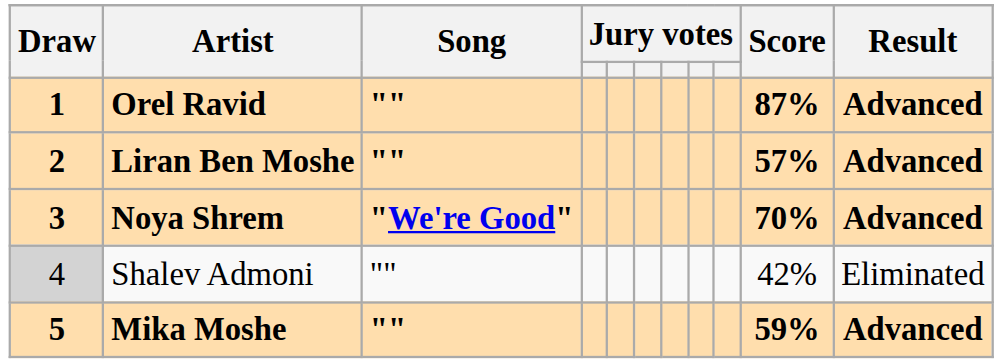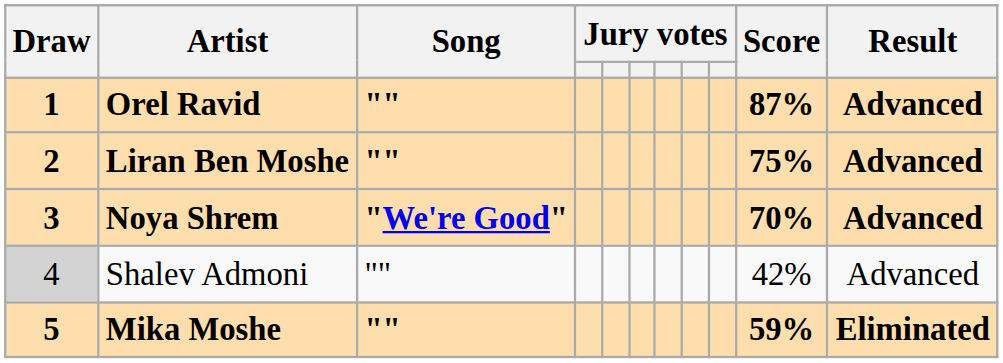(787, 161) 57% -> (782, 161) 75%
(913, 274) Eliminated -> (913, 274) Advanced
(913, 330) Advanced -> (913, 330) Eliminated
